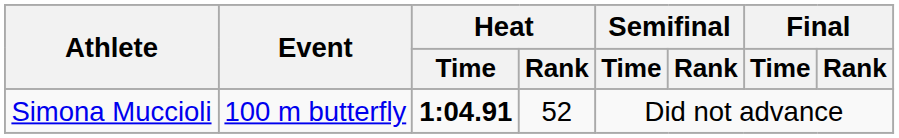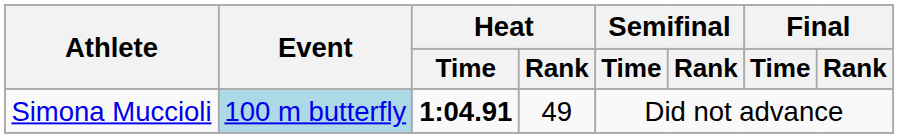(315, 112) no background -> (315, 112) lightblue background
(557, 112) 52 -> (557, 112) 49
